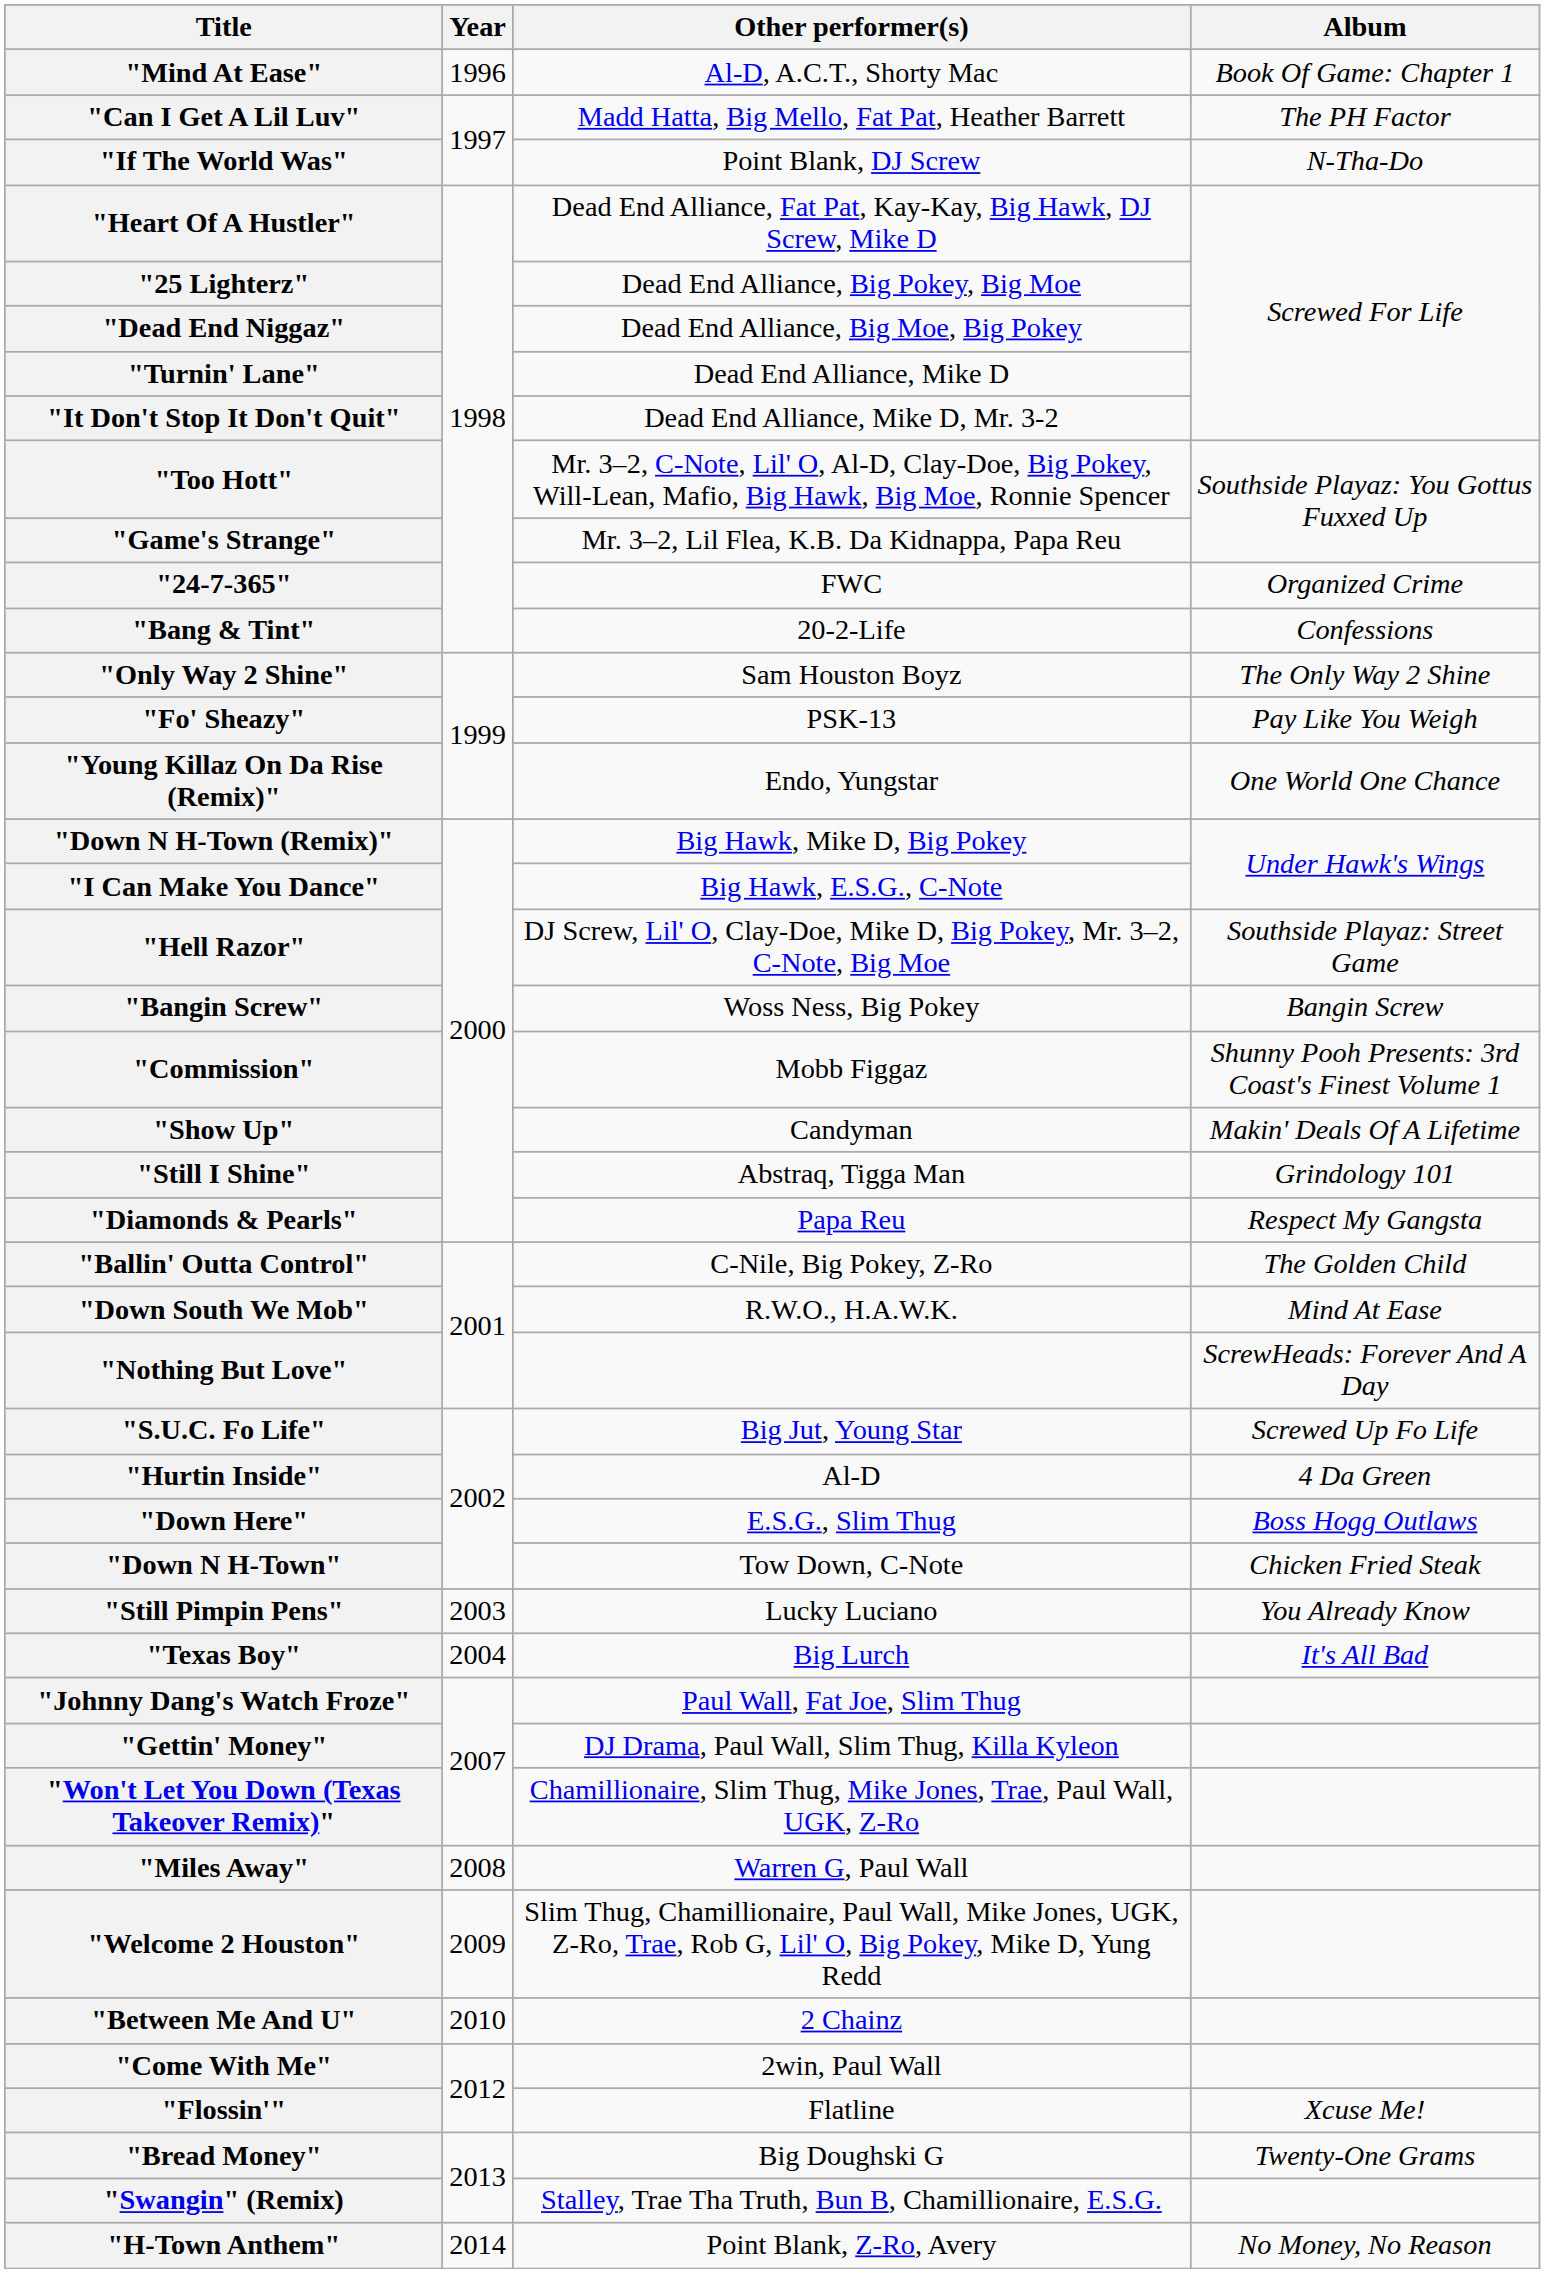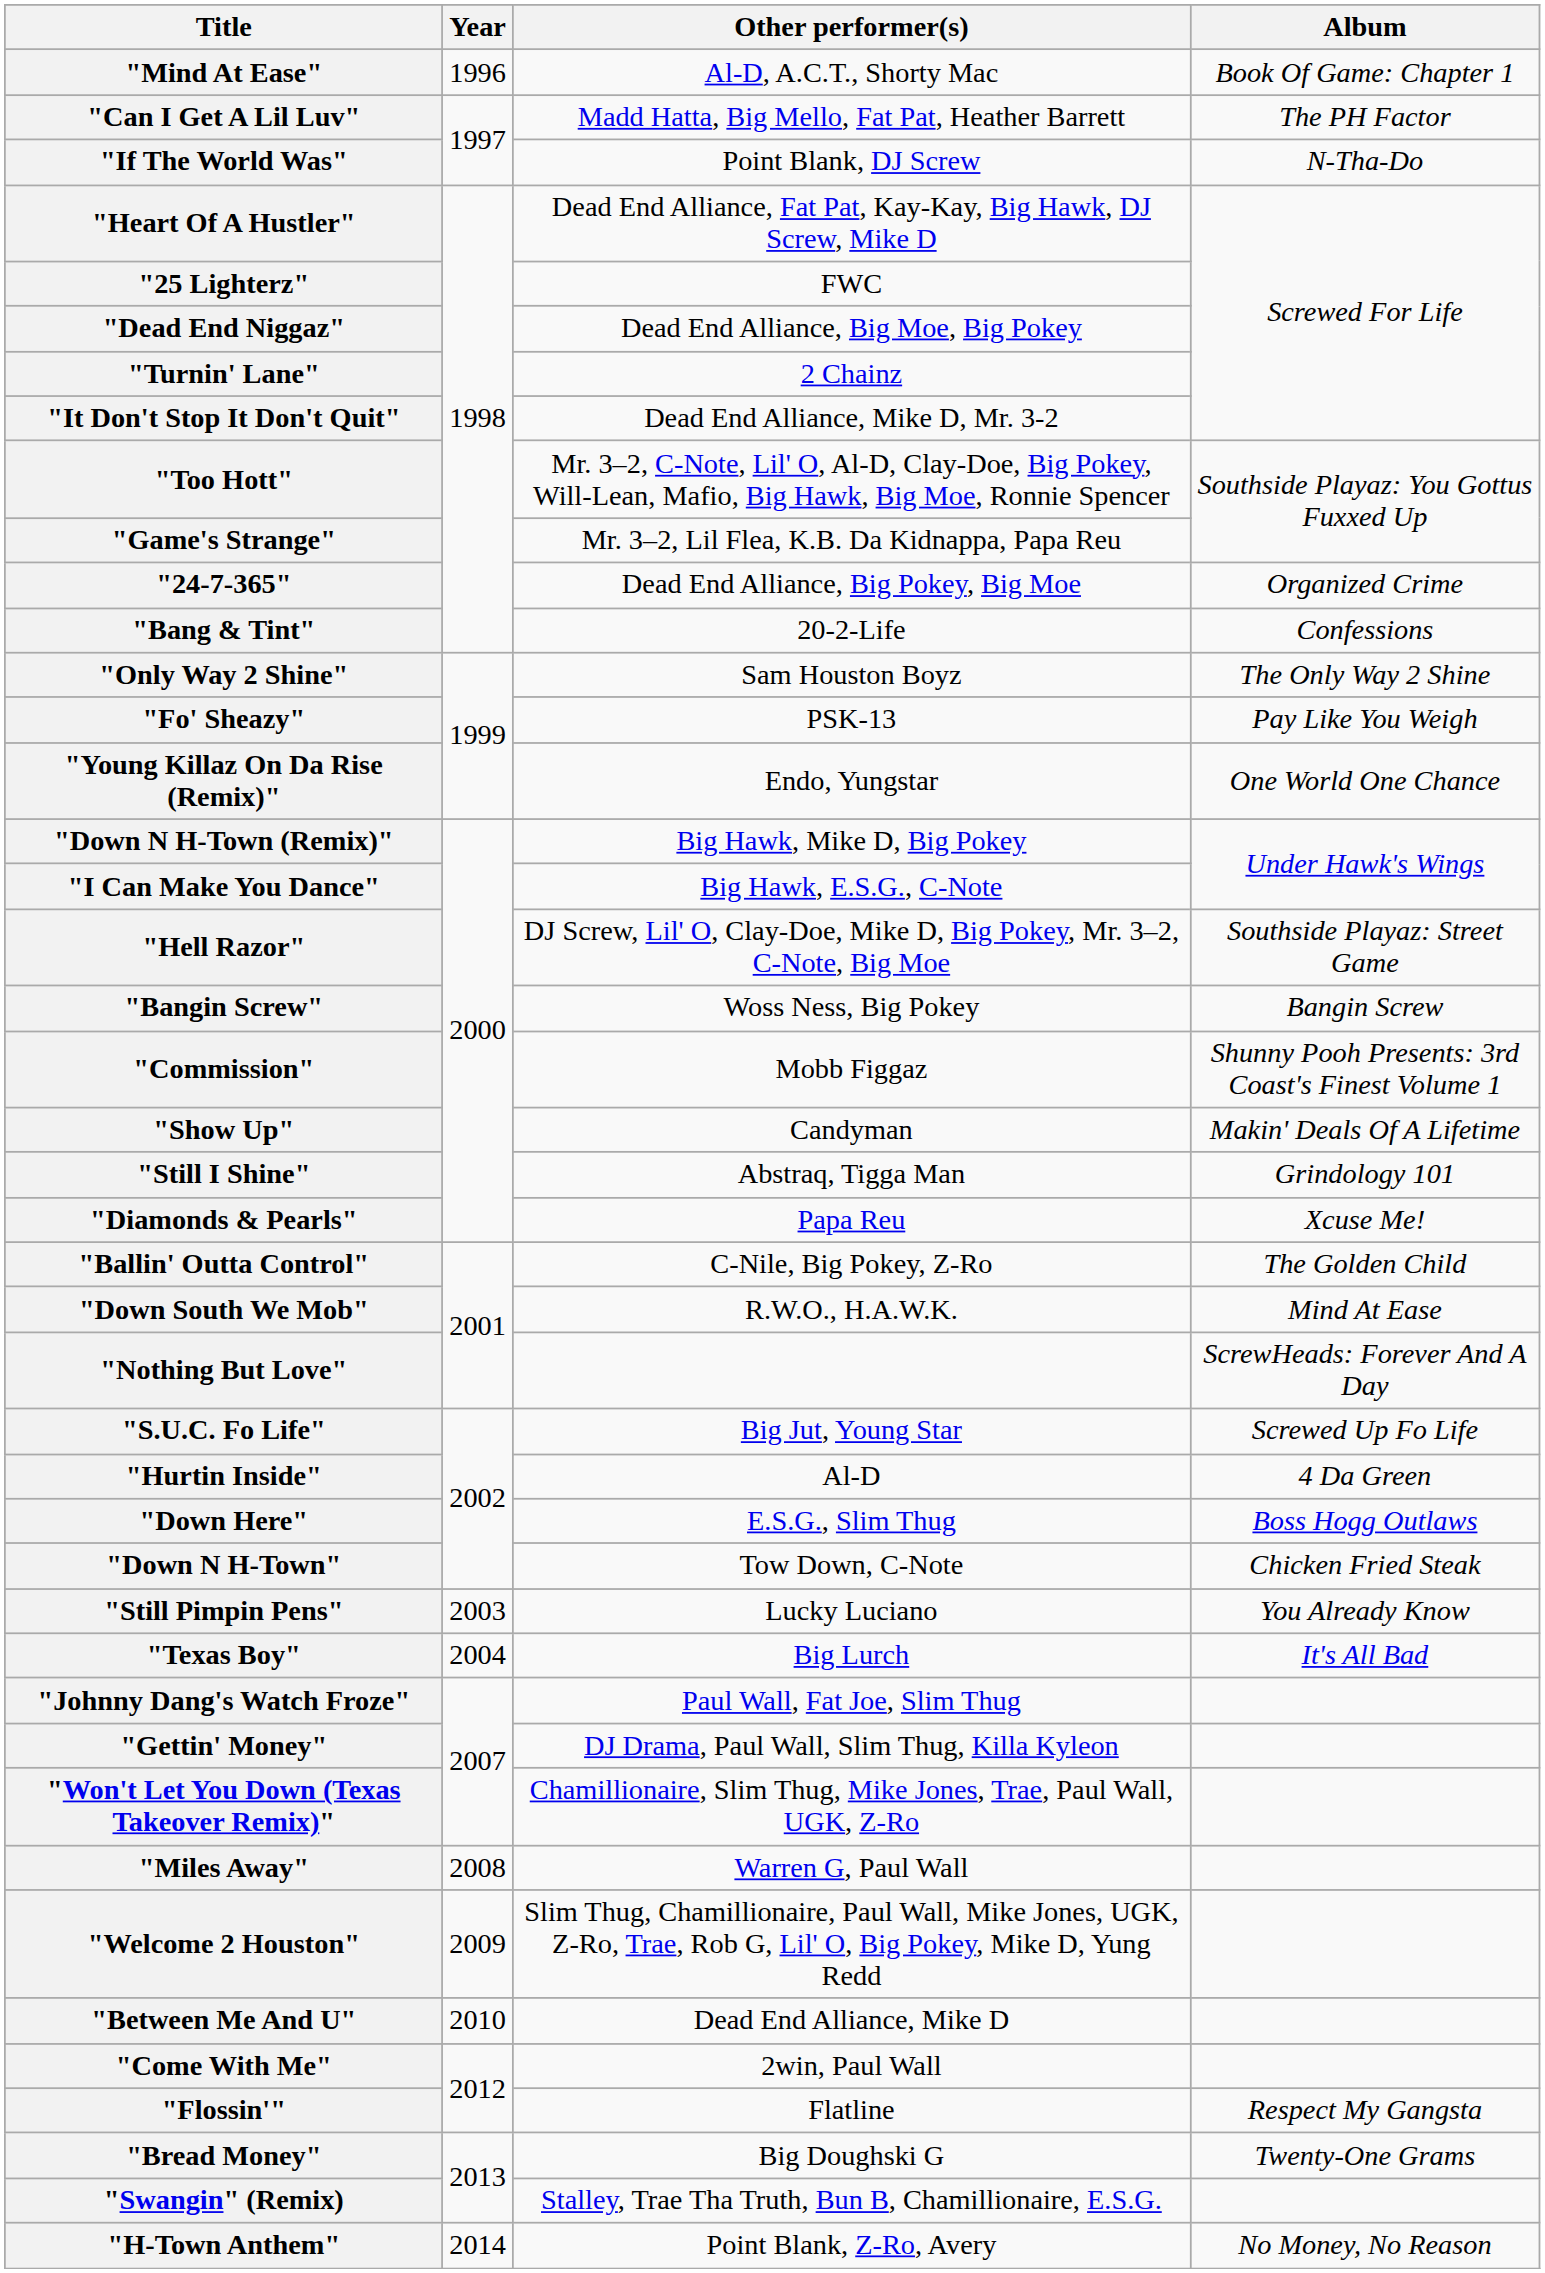(851, 283) Dead End Alliance, Big Pokey, Big Moe -> (851, 283) FWC
(851, 373) Dead End Alliance, Mike D -> (851, 373) 2 Chainz
(851, 584) FWC -> (851, 584) Dead End Alliance, Big Pokey, Big Moe
(1365, 1219) Respect My Gangsta -> (1365, 1219) Xcuse Me!
(851, 2020) 2 Chainz -> (851, 2020) Dead End Alliance, Mike D
(1365, 2110) Xcuse Me! -> (1365, 2110) Respect My Gangsta
